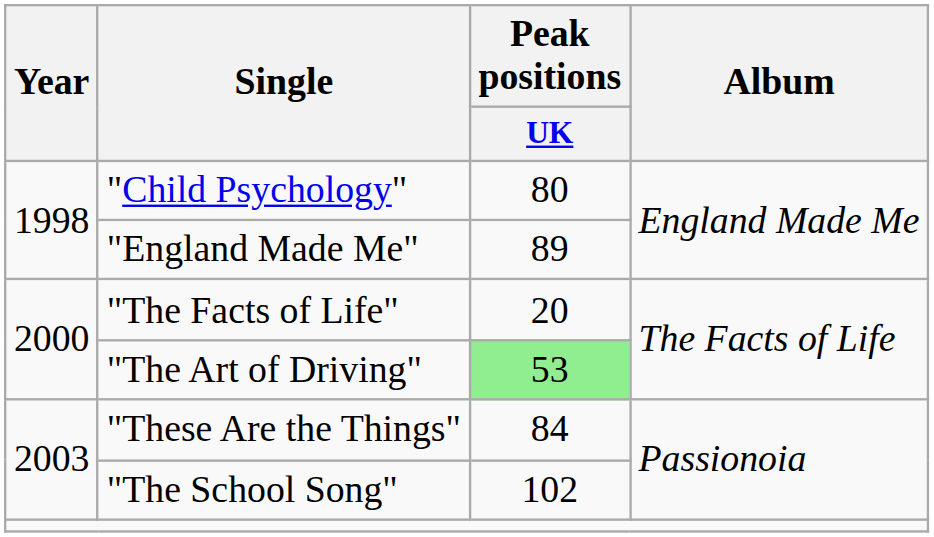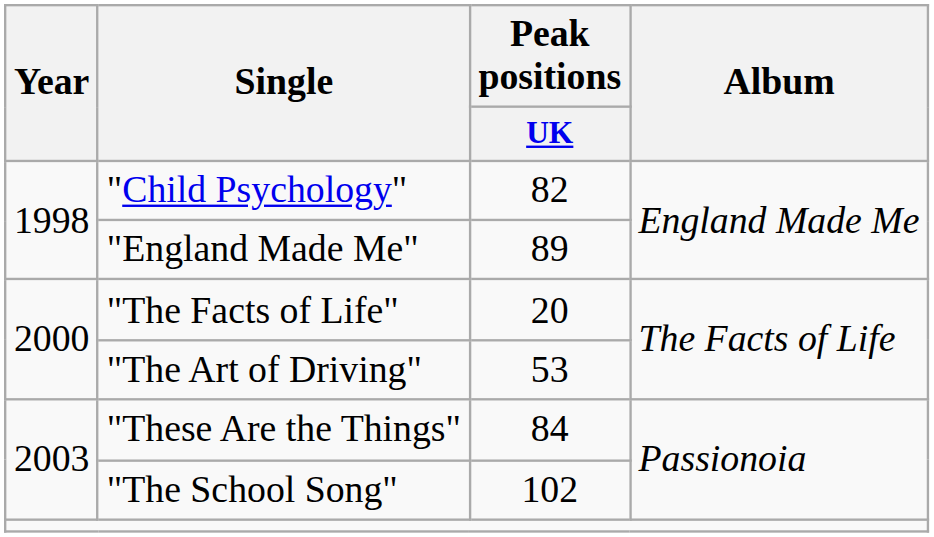(550, 189) 80 -> (550, 189) 82
(550, 369) lightgreen background -> (550, 369) no background
